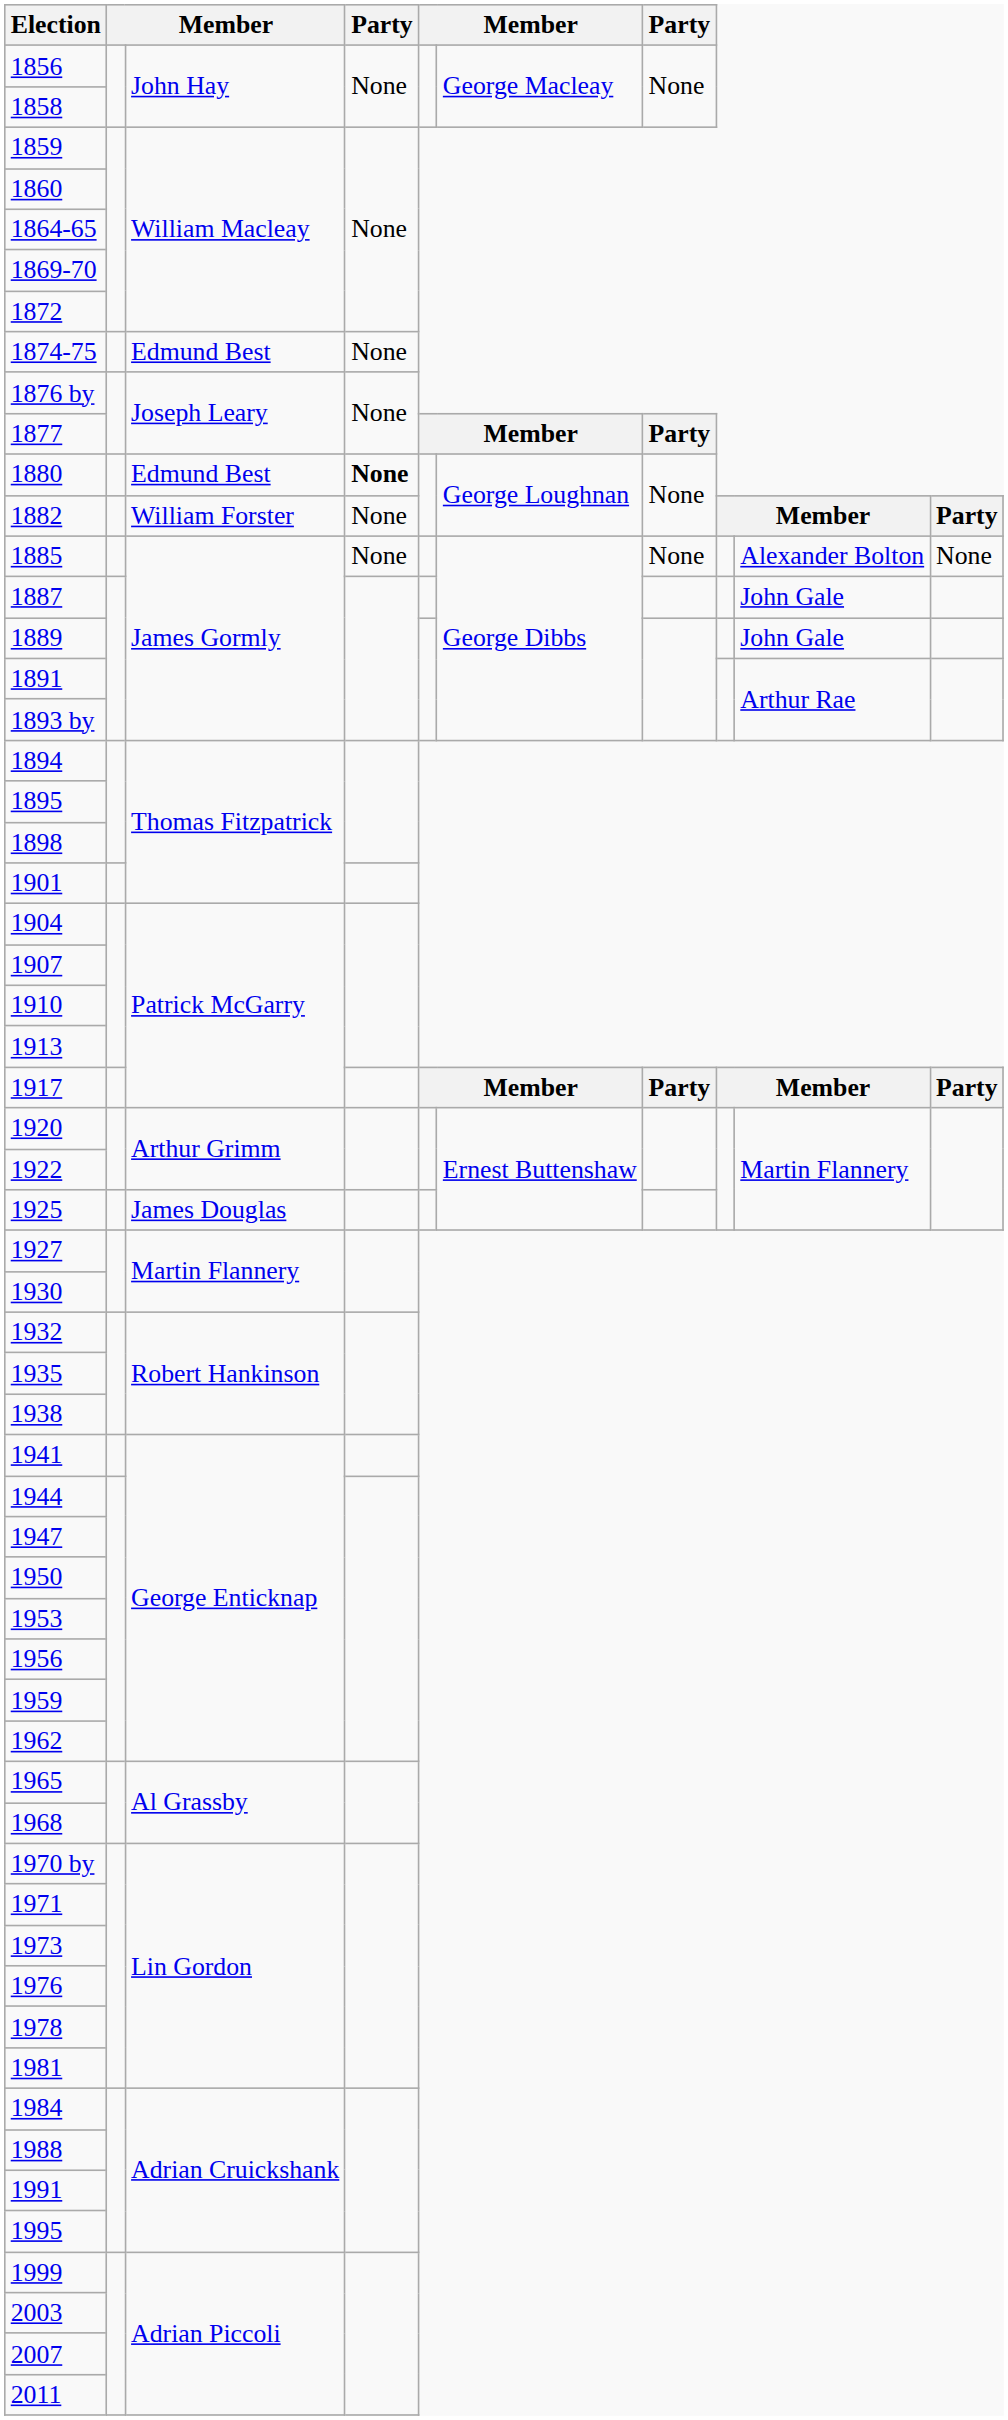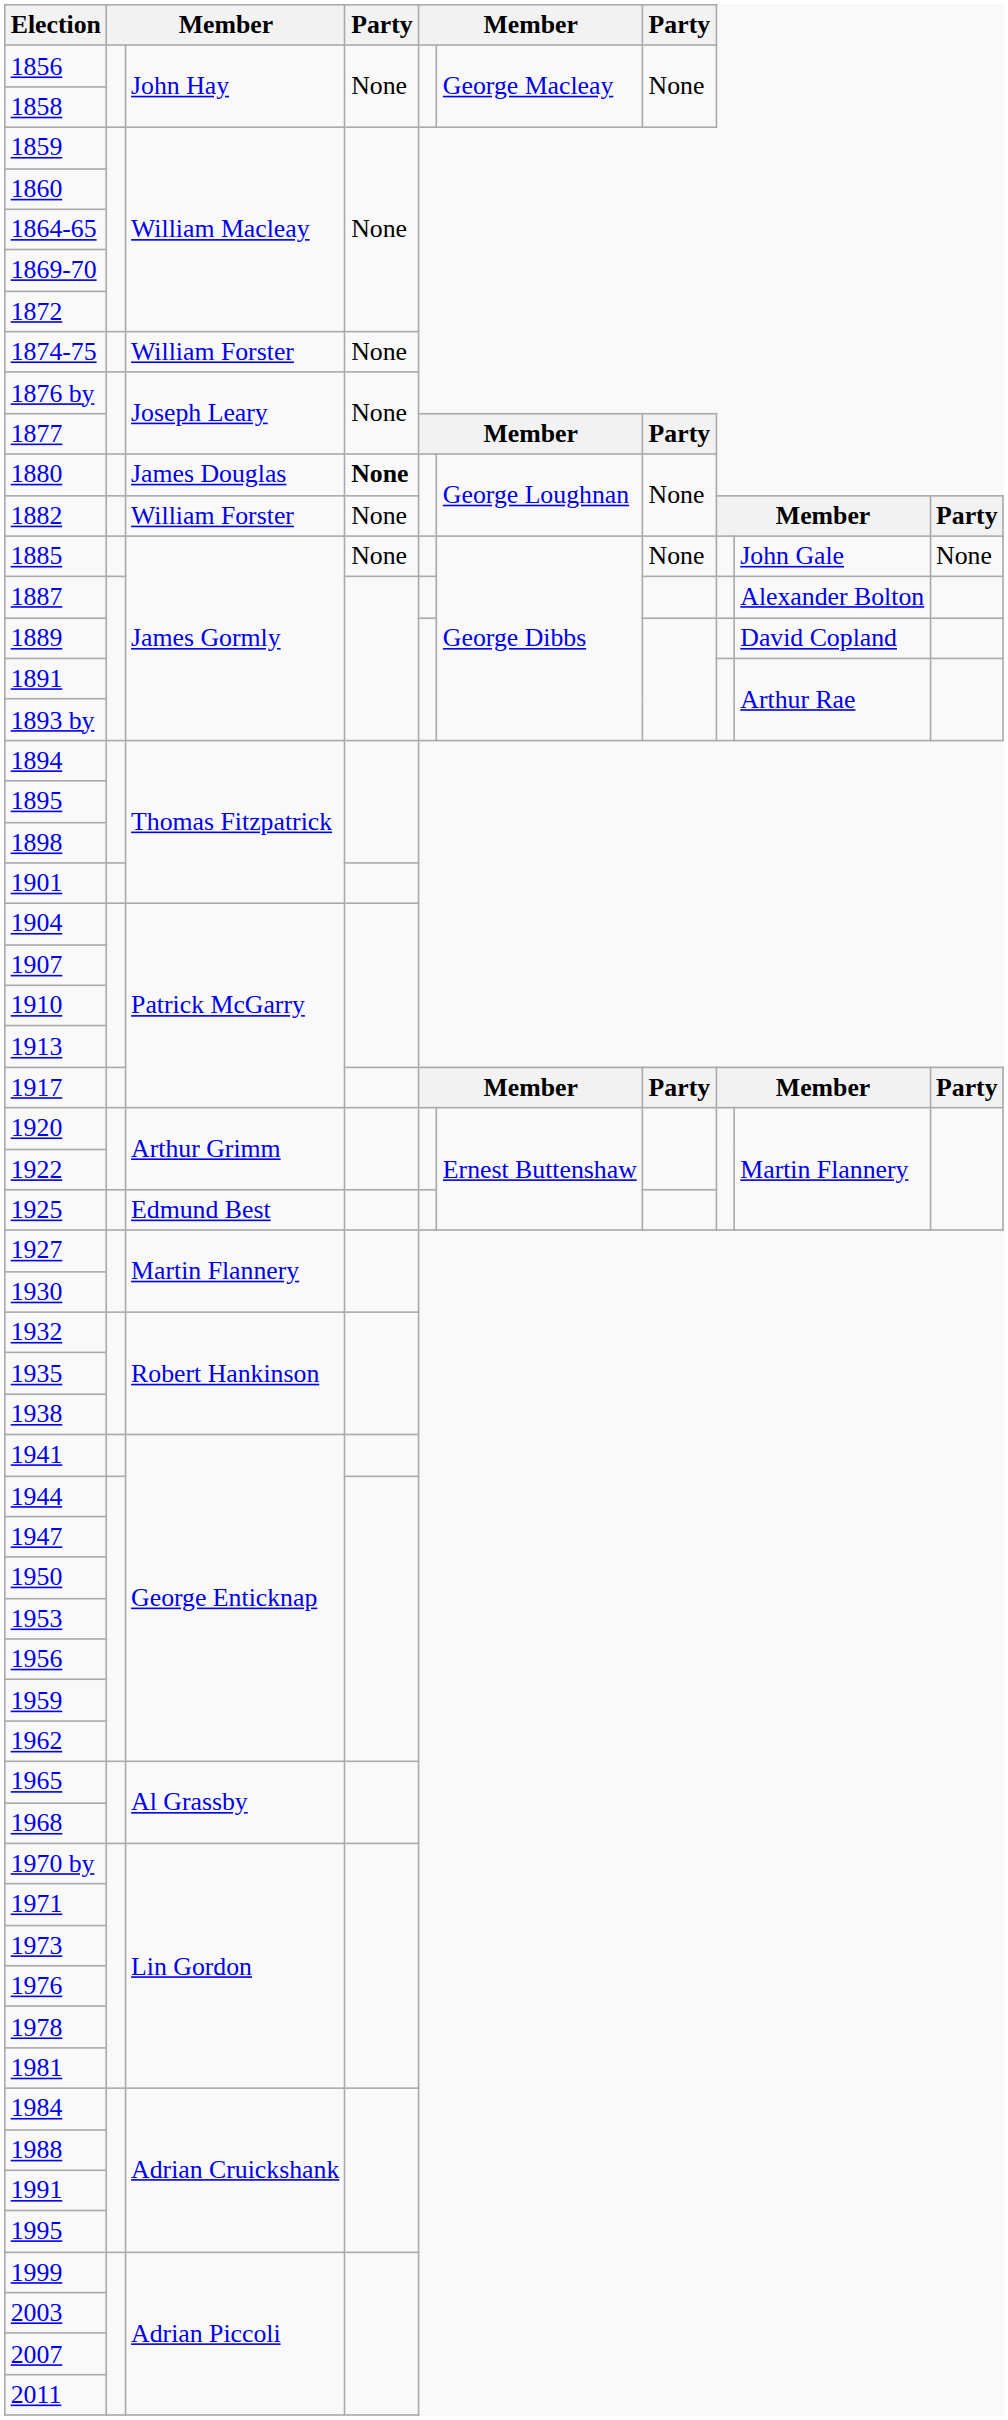(201, 351) Edmund Best -> (212, 351) William Forster
(201, 474) Edmund Best -> (209, 474) James Douglas
(832, 556) Alexander Bolton -> (792, 556) John Gale
(792, 596) John Gale -> (832, 596) Alexander Bolton
(792, 637) John Gale -> (819, 637) David Copland
(209, 1209) James Douglas -> (201, 1209) Edmund Best
